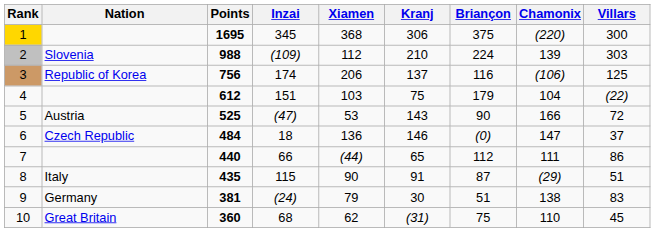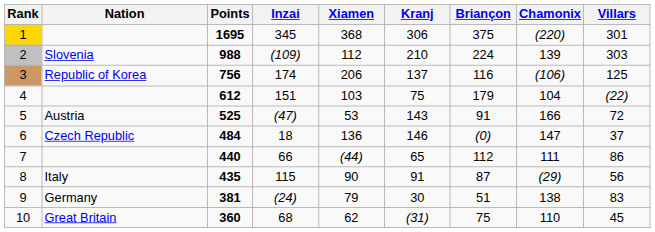(617, 34) 300 -> (617, 34) 301
(483, 116) 90 -> (483, 116) 91
(617, 177) 51 -> (617, 177) 56
